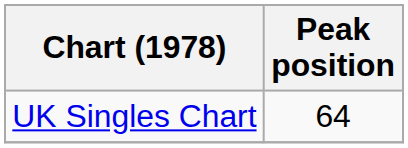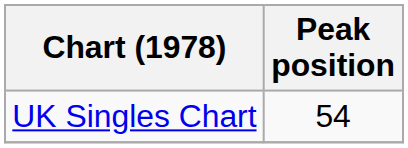(333, 116) 64 -> (333, 116) 54
